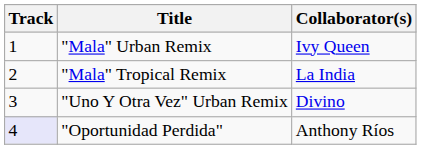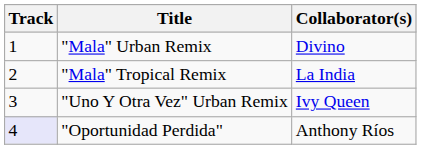(333, 46) Ivy Queen -> (320, 46) Divino
(320, 102) Divino -> (333, 102) Ivy Queen
